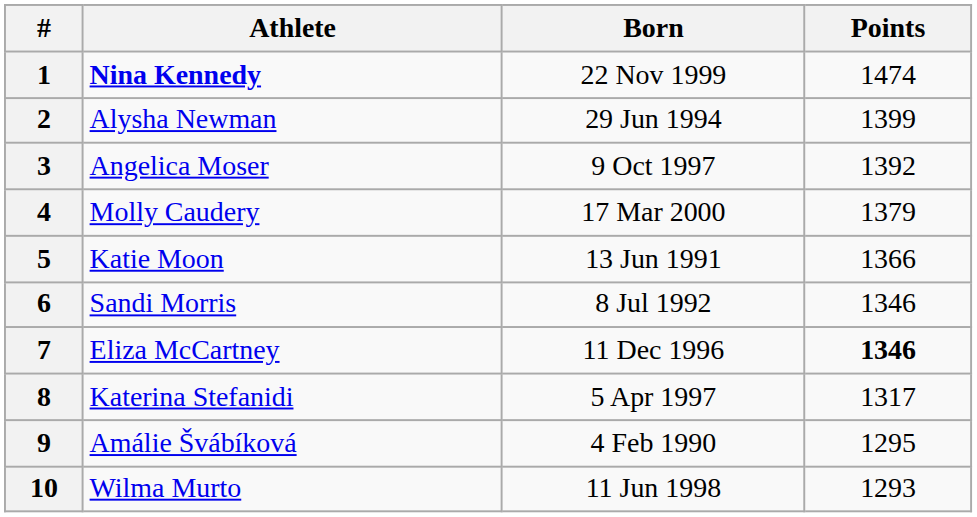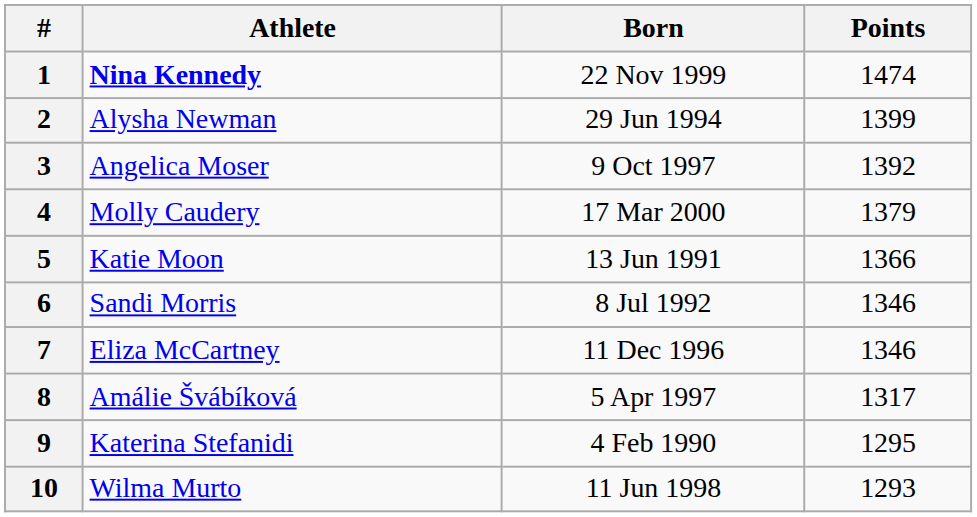(888, 350) bold -> (888, 350) normal
(192, 396) Katerina Stefanidi -> (193, 396) Amálie Švábíková
(193, 442) Amálie Švábíková -> (192, 442) Katerina Stefanidi
